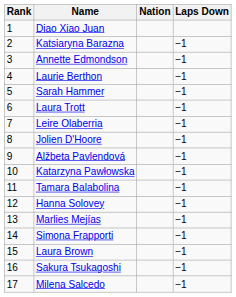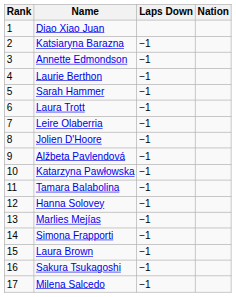columns swapped: (155, 12) <-> (202, 12)
